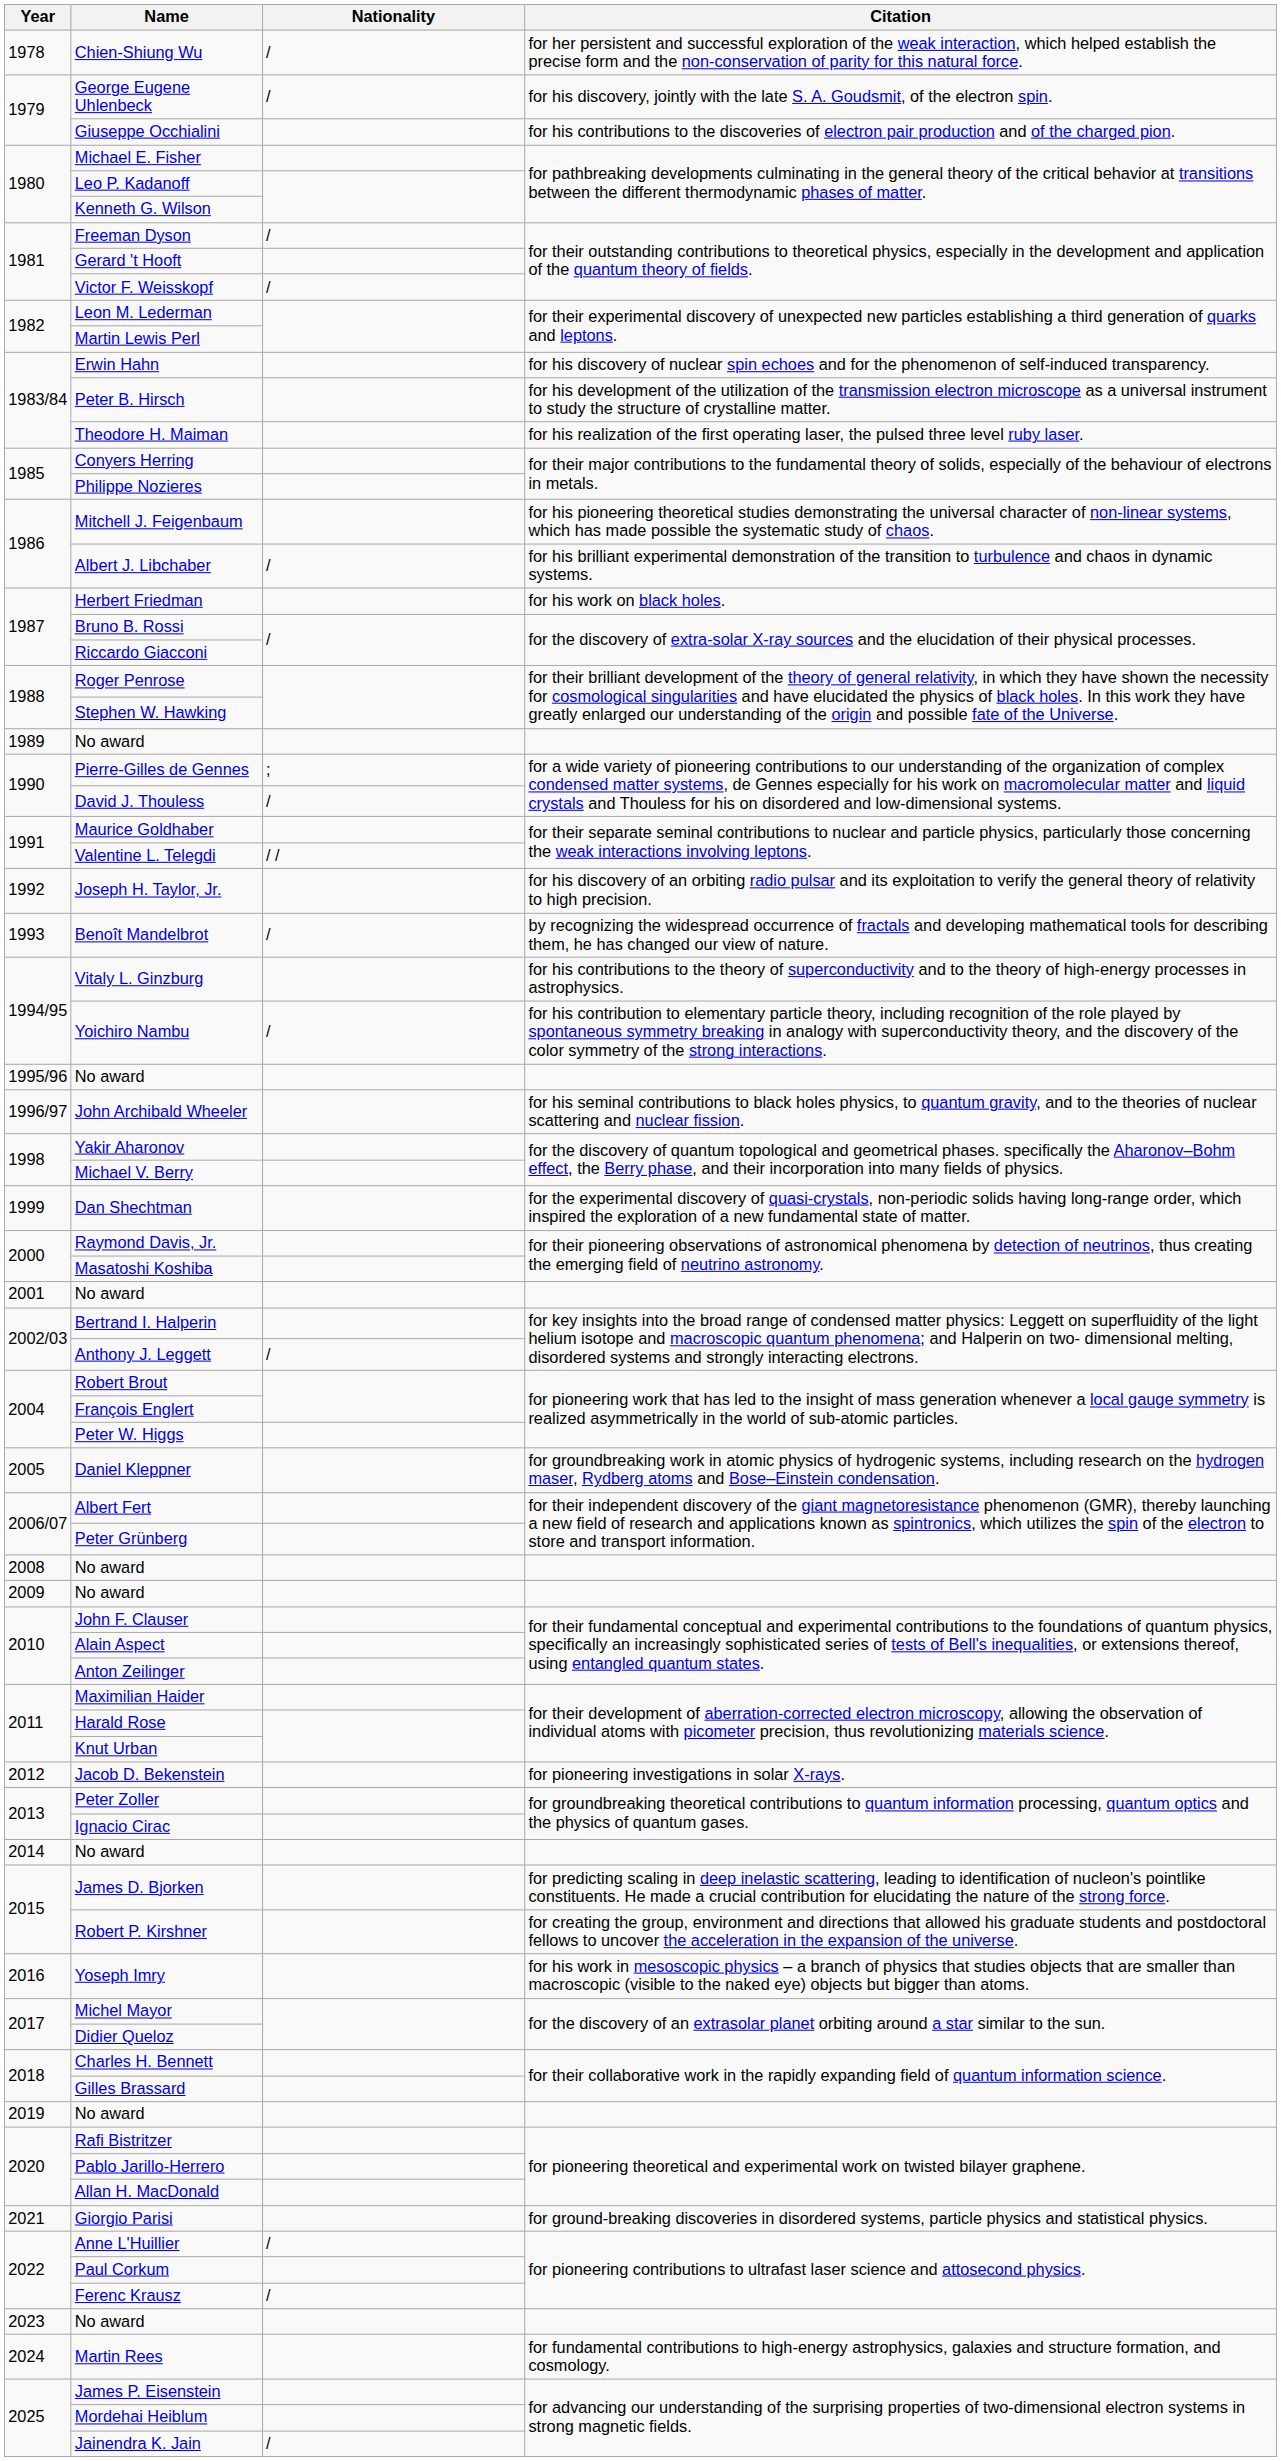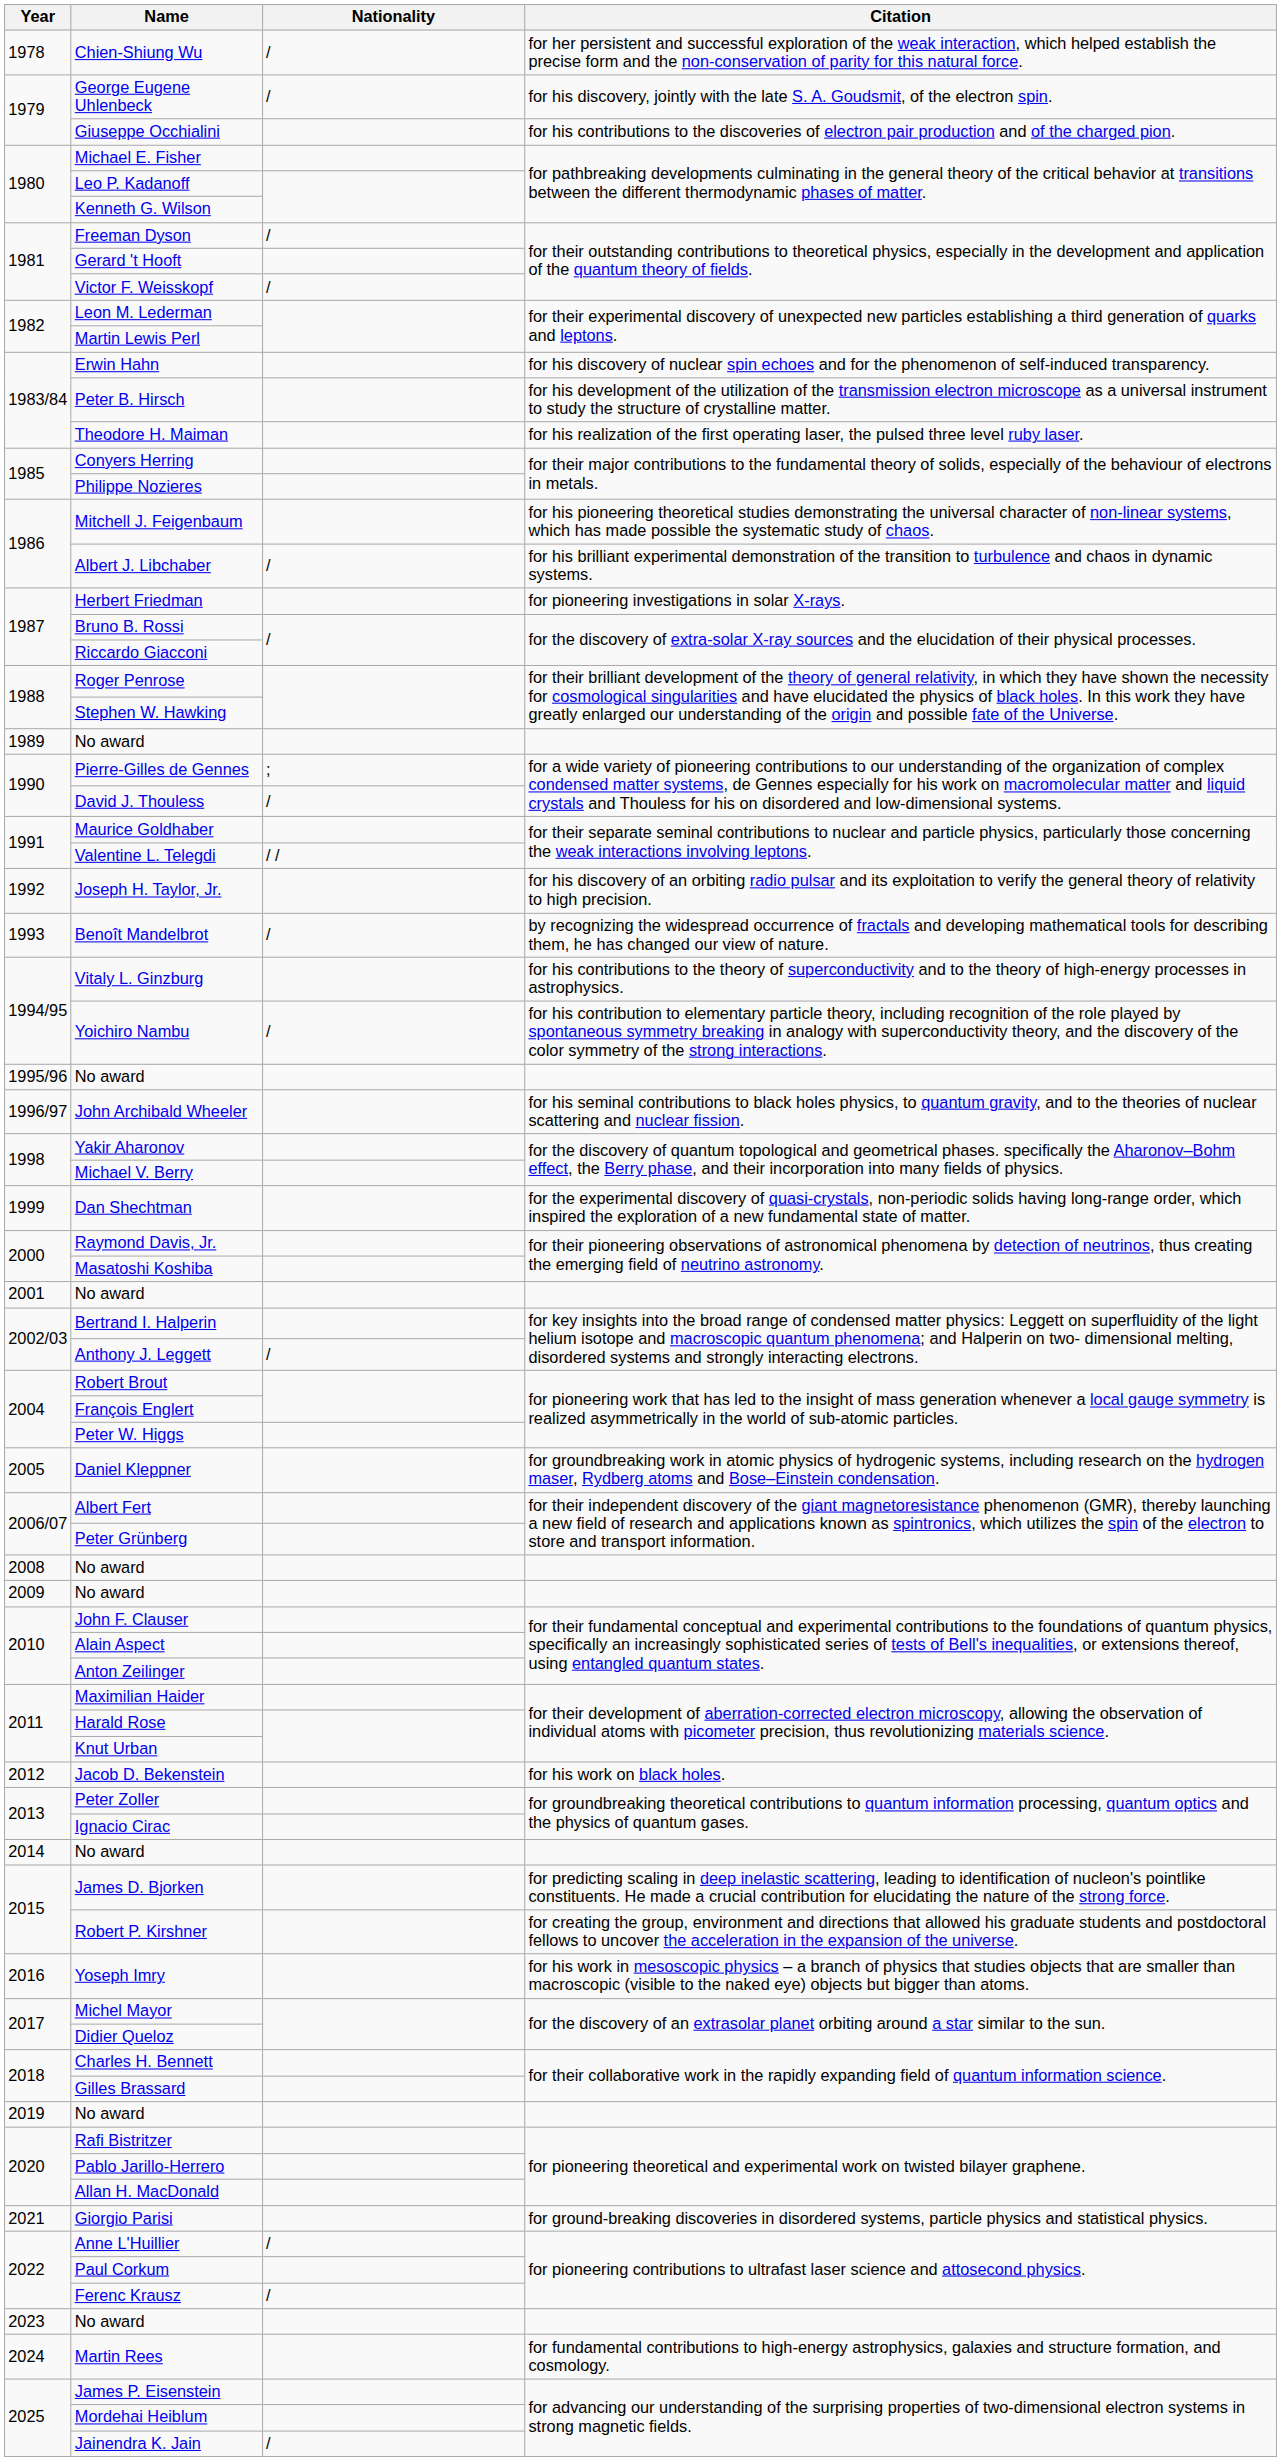(627, 601) for his work on black holes. -> (687, 601) for pioneering investigations in solar X-rays.
(687, 1774) for pioneering investigations in solar X-rays. -> (627, 1774) for his work on black holes.
